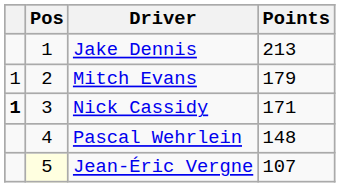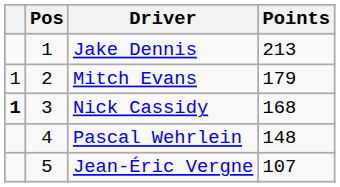(279, 108) 171 -> (279, 108) 168
(47, 168) lightyellow background -> (47, 168) no background
